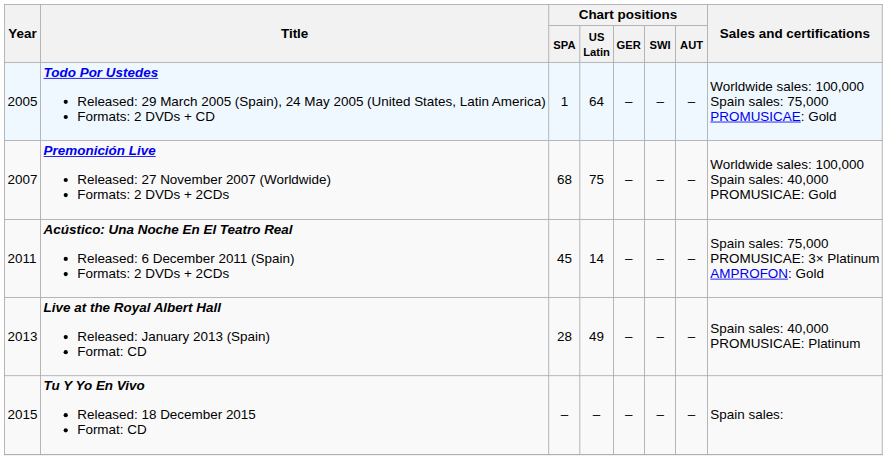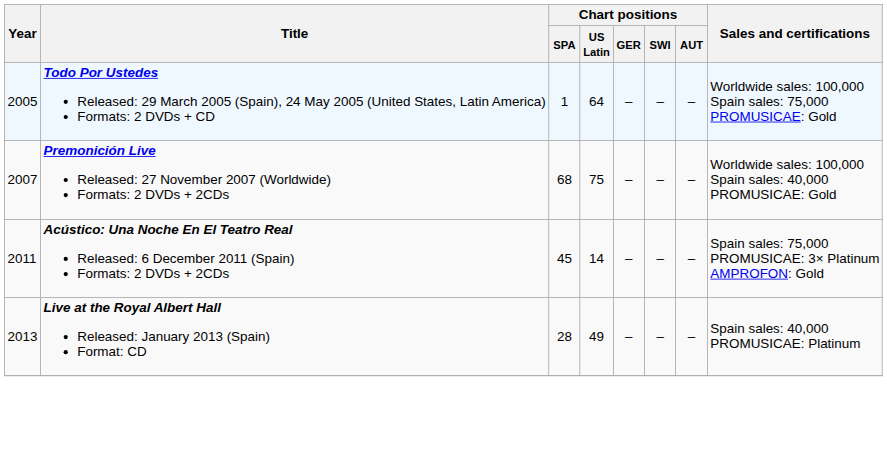- row: (295, 408)
